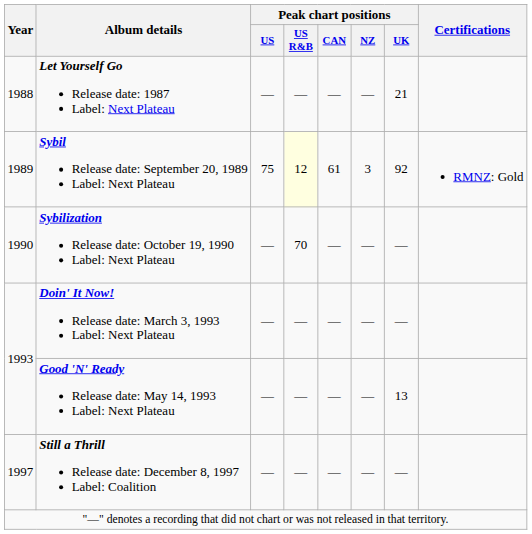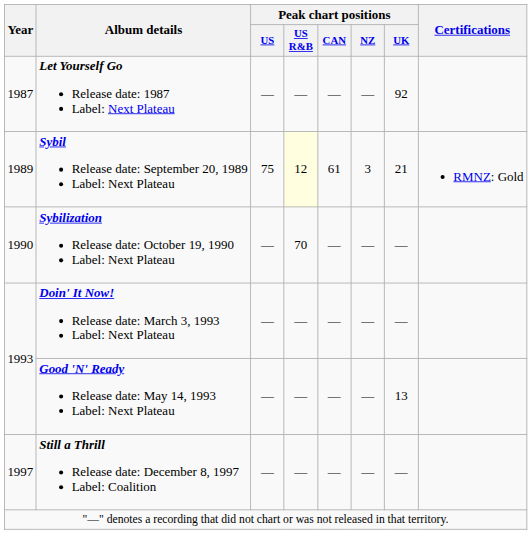(20, 93) 1988 -> (20, 93) 1987
(401, 93) 21 -> (401, 93) 92
(401, 169) 92 -> (401, 169) 21
